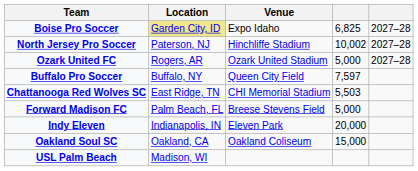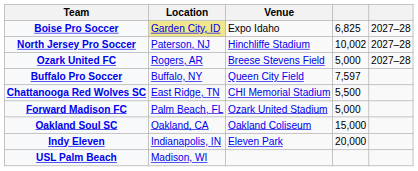(278, 61) Ozark United Stadium -> (276, 61) Breese Stevens Field
(348, 93) 5,503 -> (348, 93) 5,500
(276, 109) Breese Stevens Field -> (278, 109) Ozark United Stadium
rows swapped: (76, 125) <-> (76, 142)
